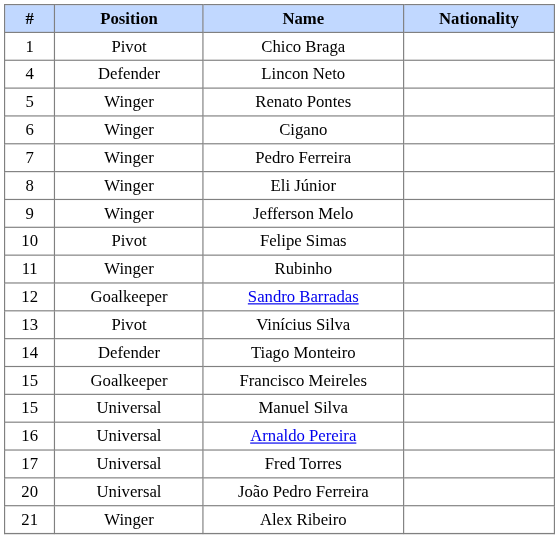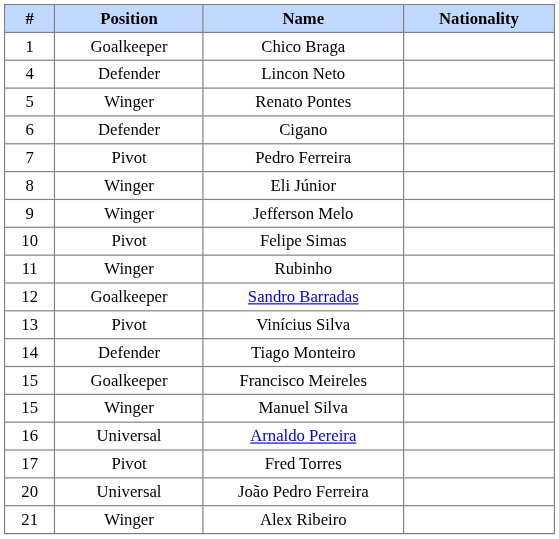(129, 46) Pivot -> (129, 46) Goalkeeper
(129, 129) Winger -> (129, 129) Defender
(129, 157) Winger -> (129, 157) Pivot
(129, 408) Universal -> (129, 408) Winger
(129, 463) Universal -> (129, 463) Pivot
